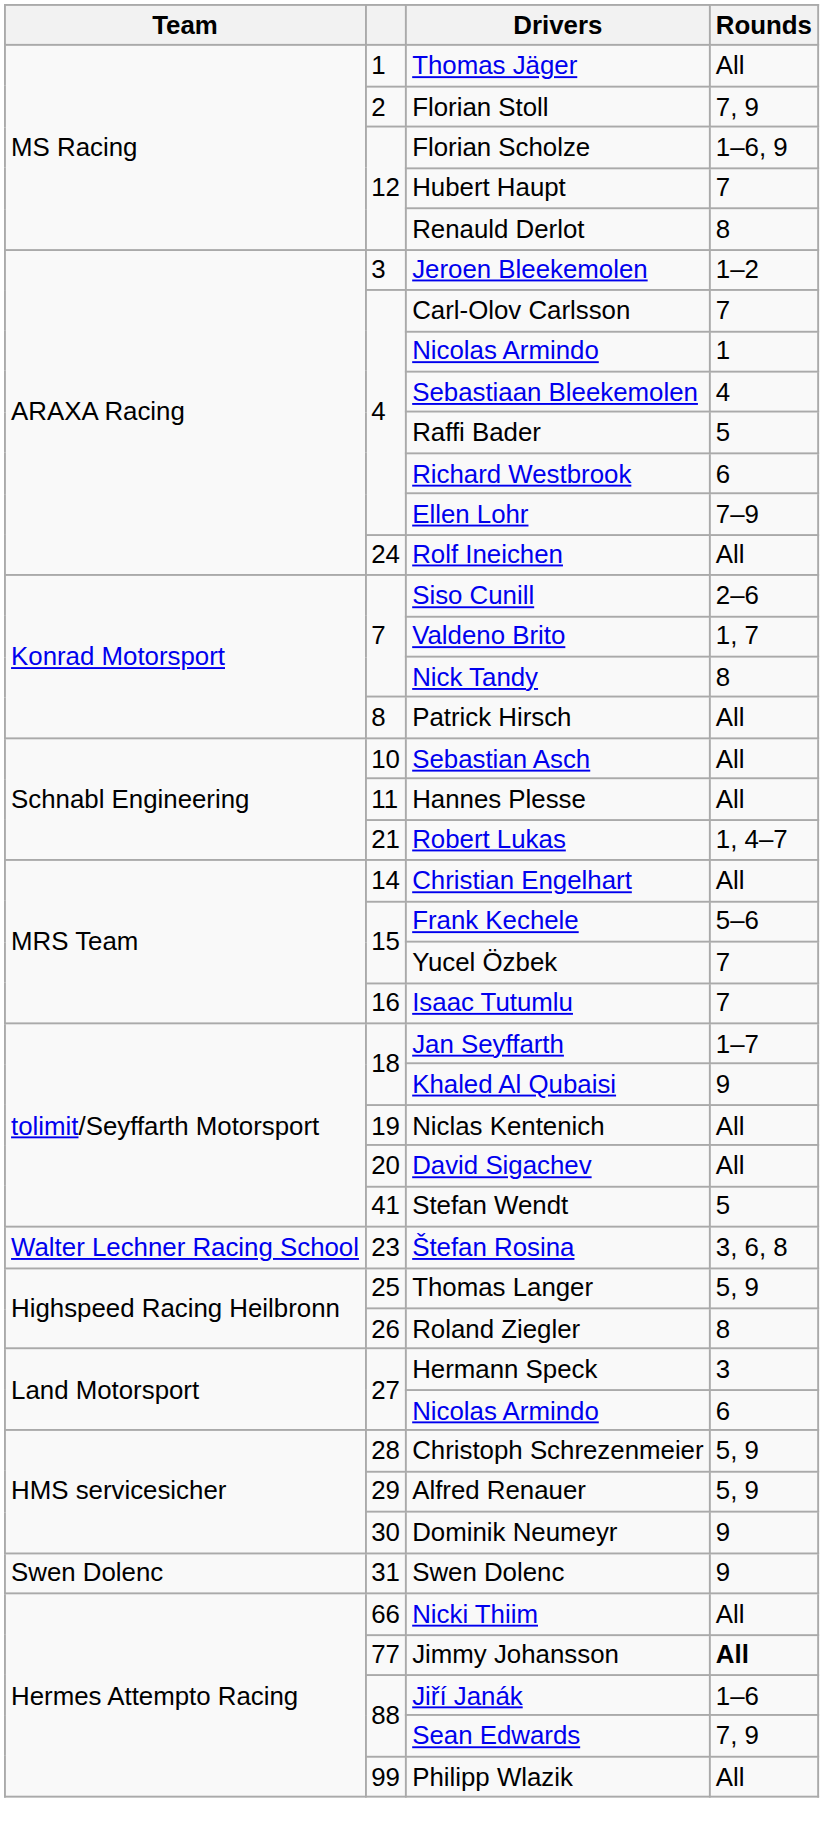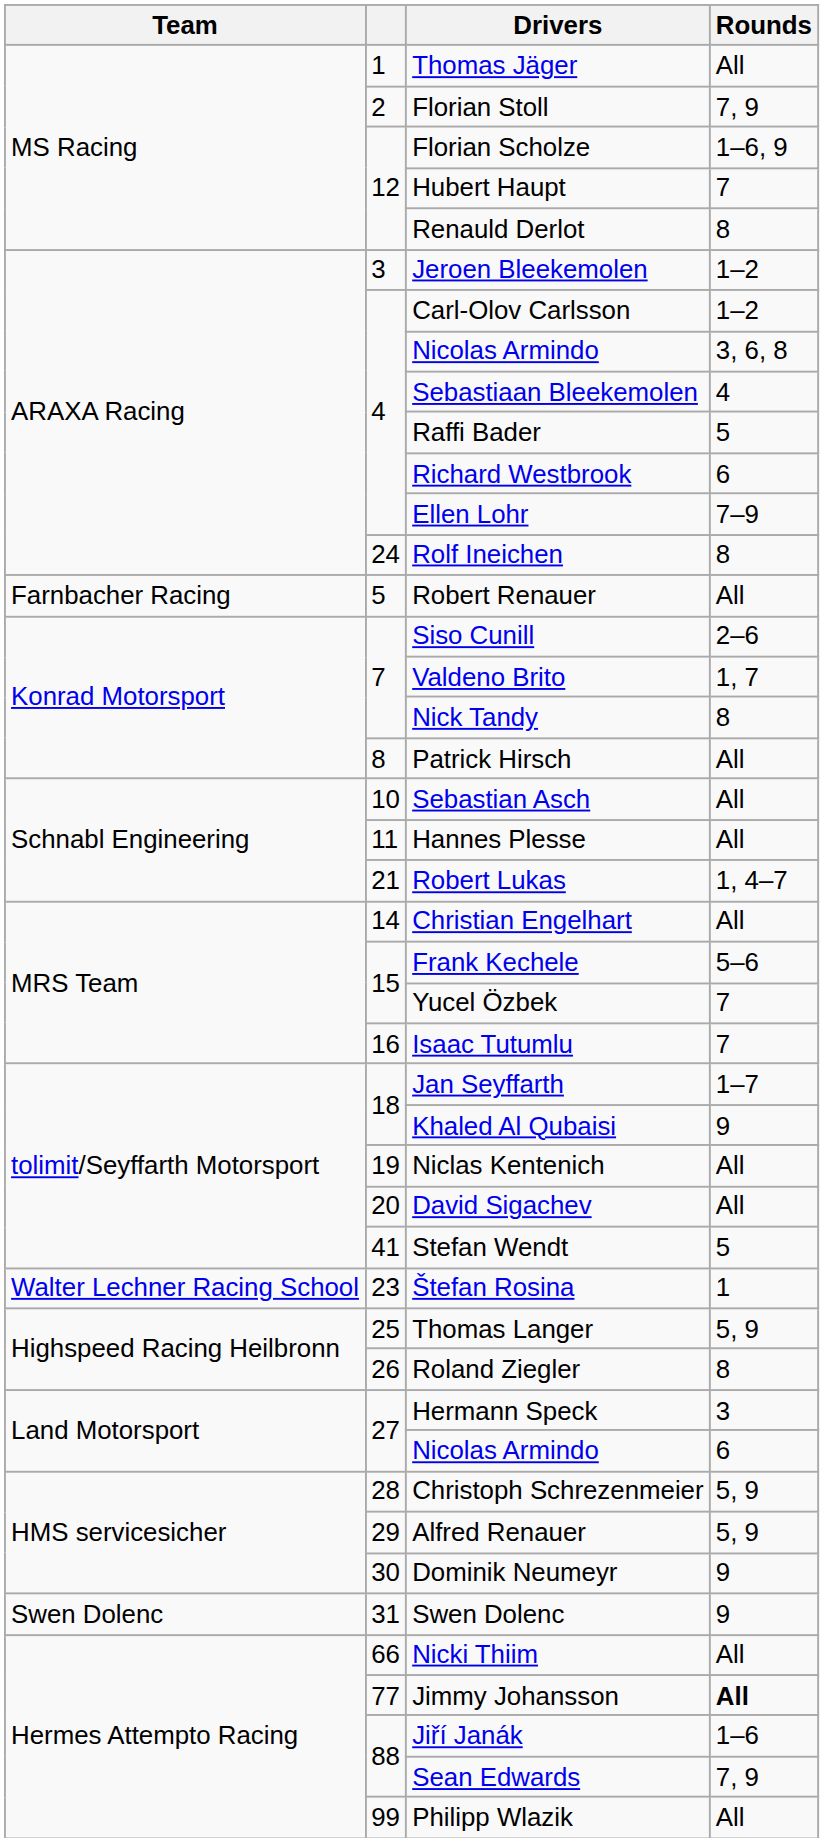(723, 310) 7 -> (737, 310) 1–2
(723, 351) 1 -> (752, 351) 3, 6, 8
(730, 554) All -> (723, 554) 8
+ row: (378, 595)
(752, 1247) 3, 6, 8 -> (723, 1288) 1
